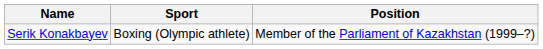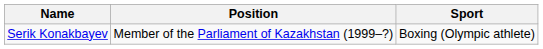columns swapped: (182, 14) <-> (395, 14)
